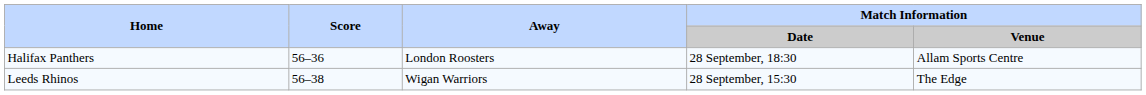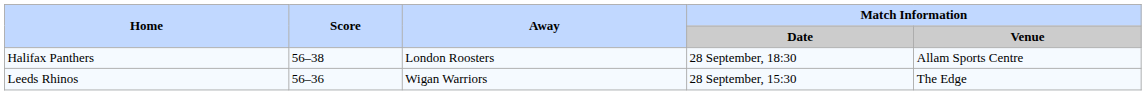(308, 58) 56–36 -> (308, 58) 56–38
(308, 79) 56–38 -> (308, 79) 56–36
